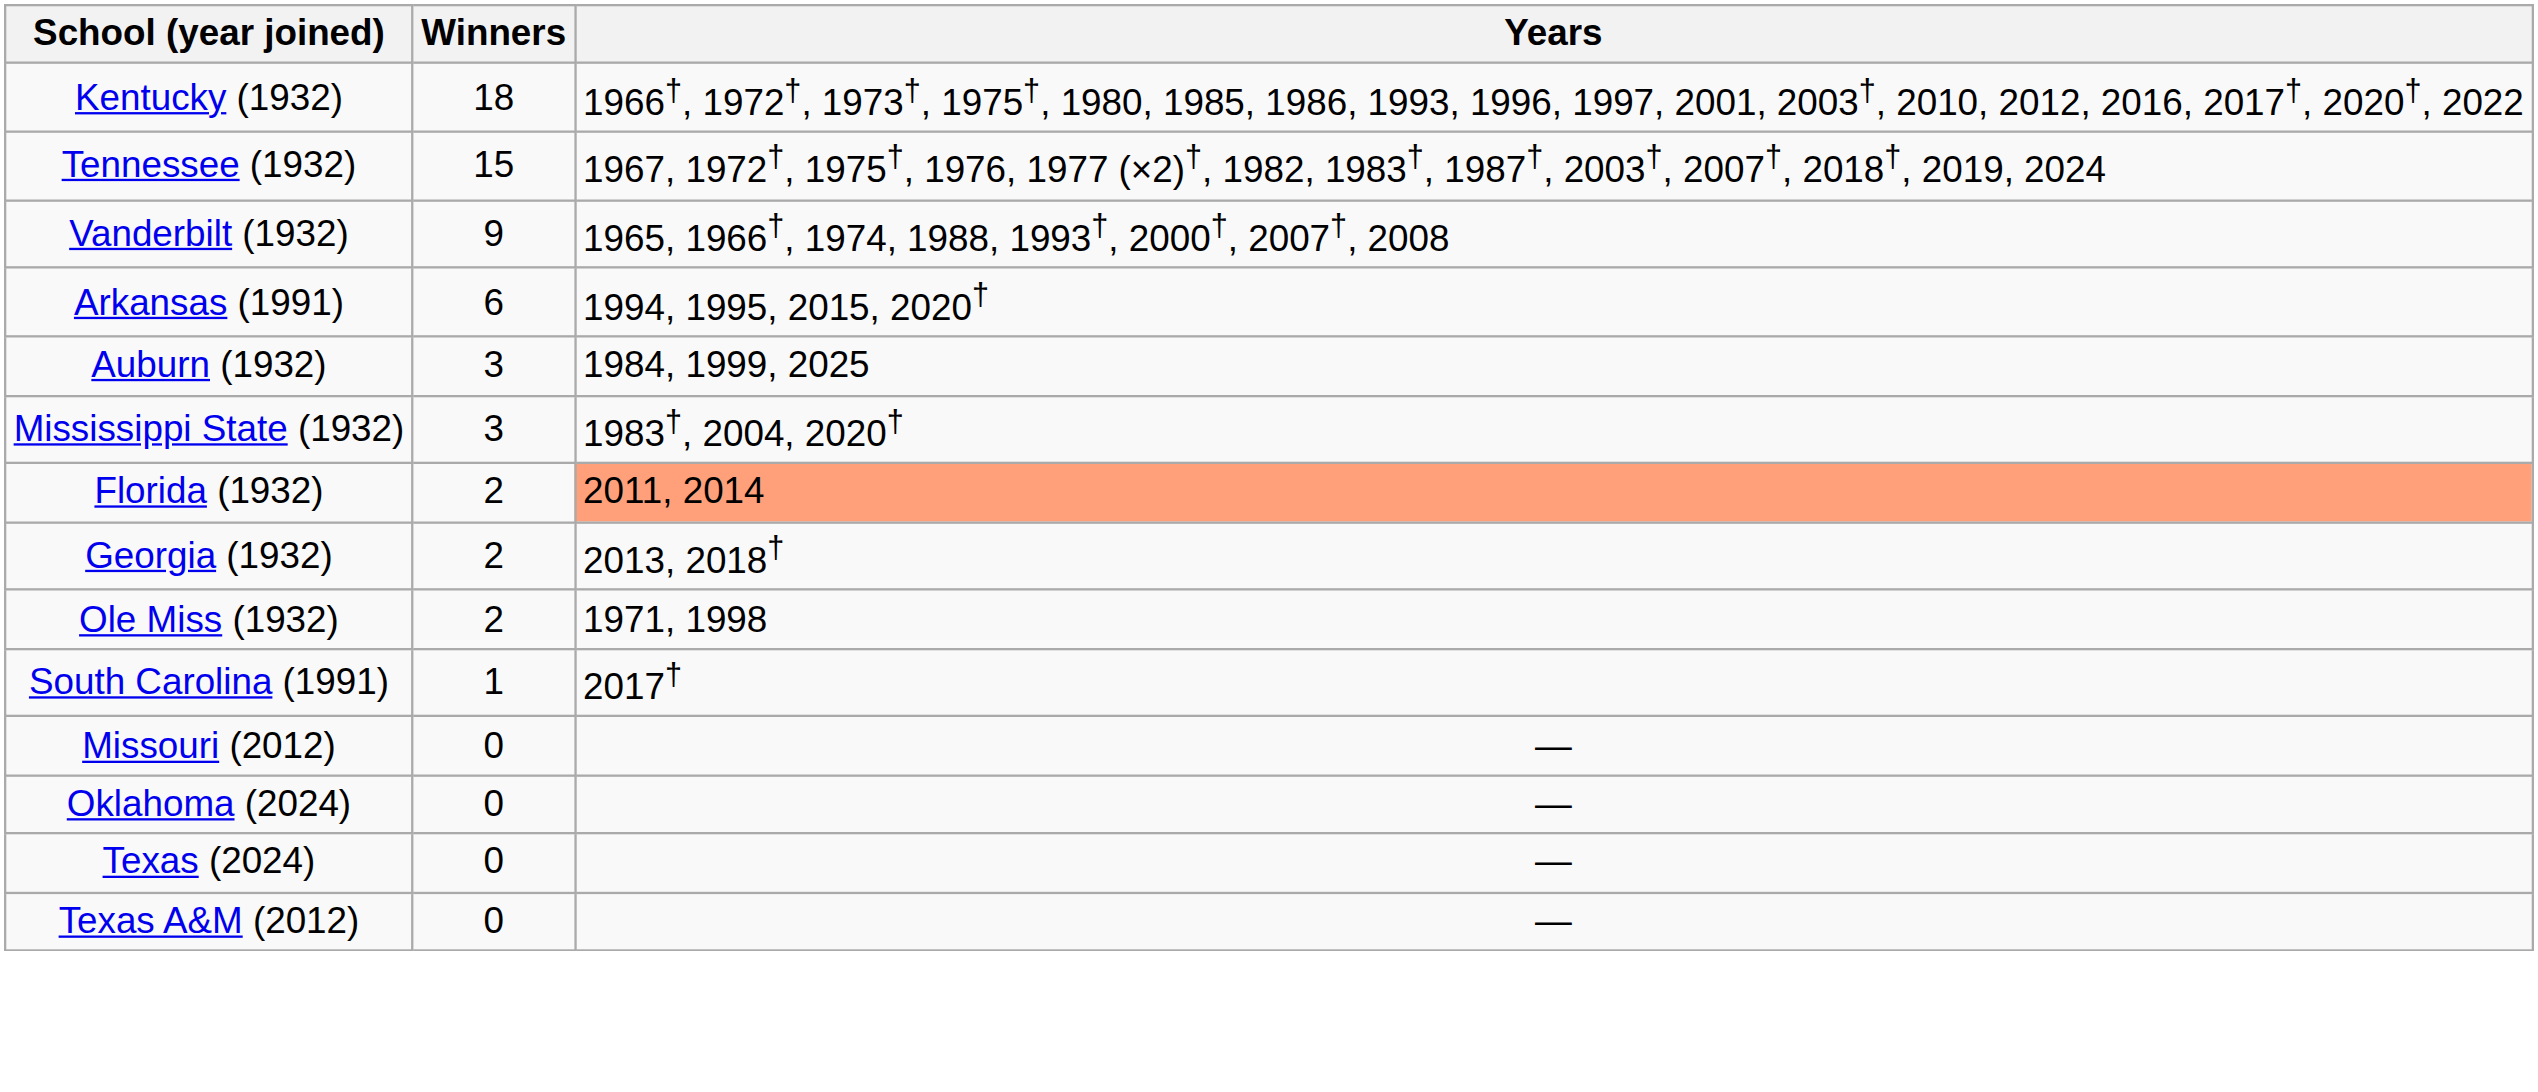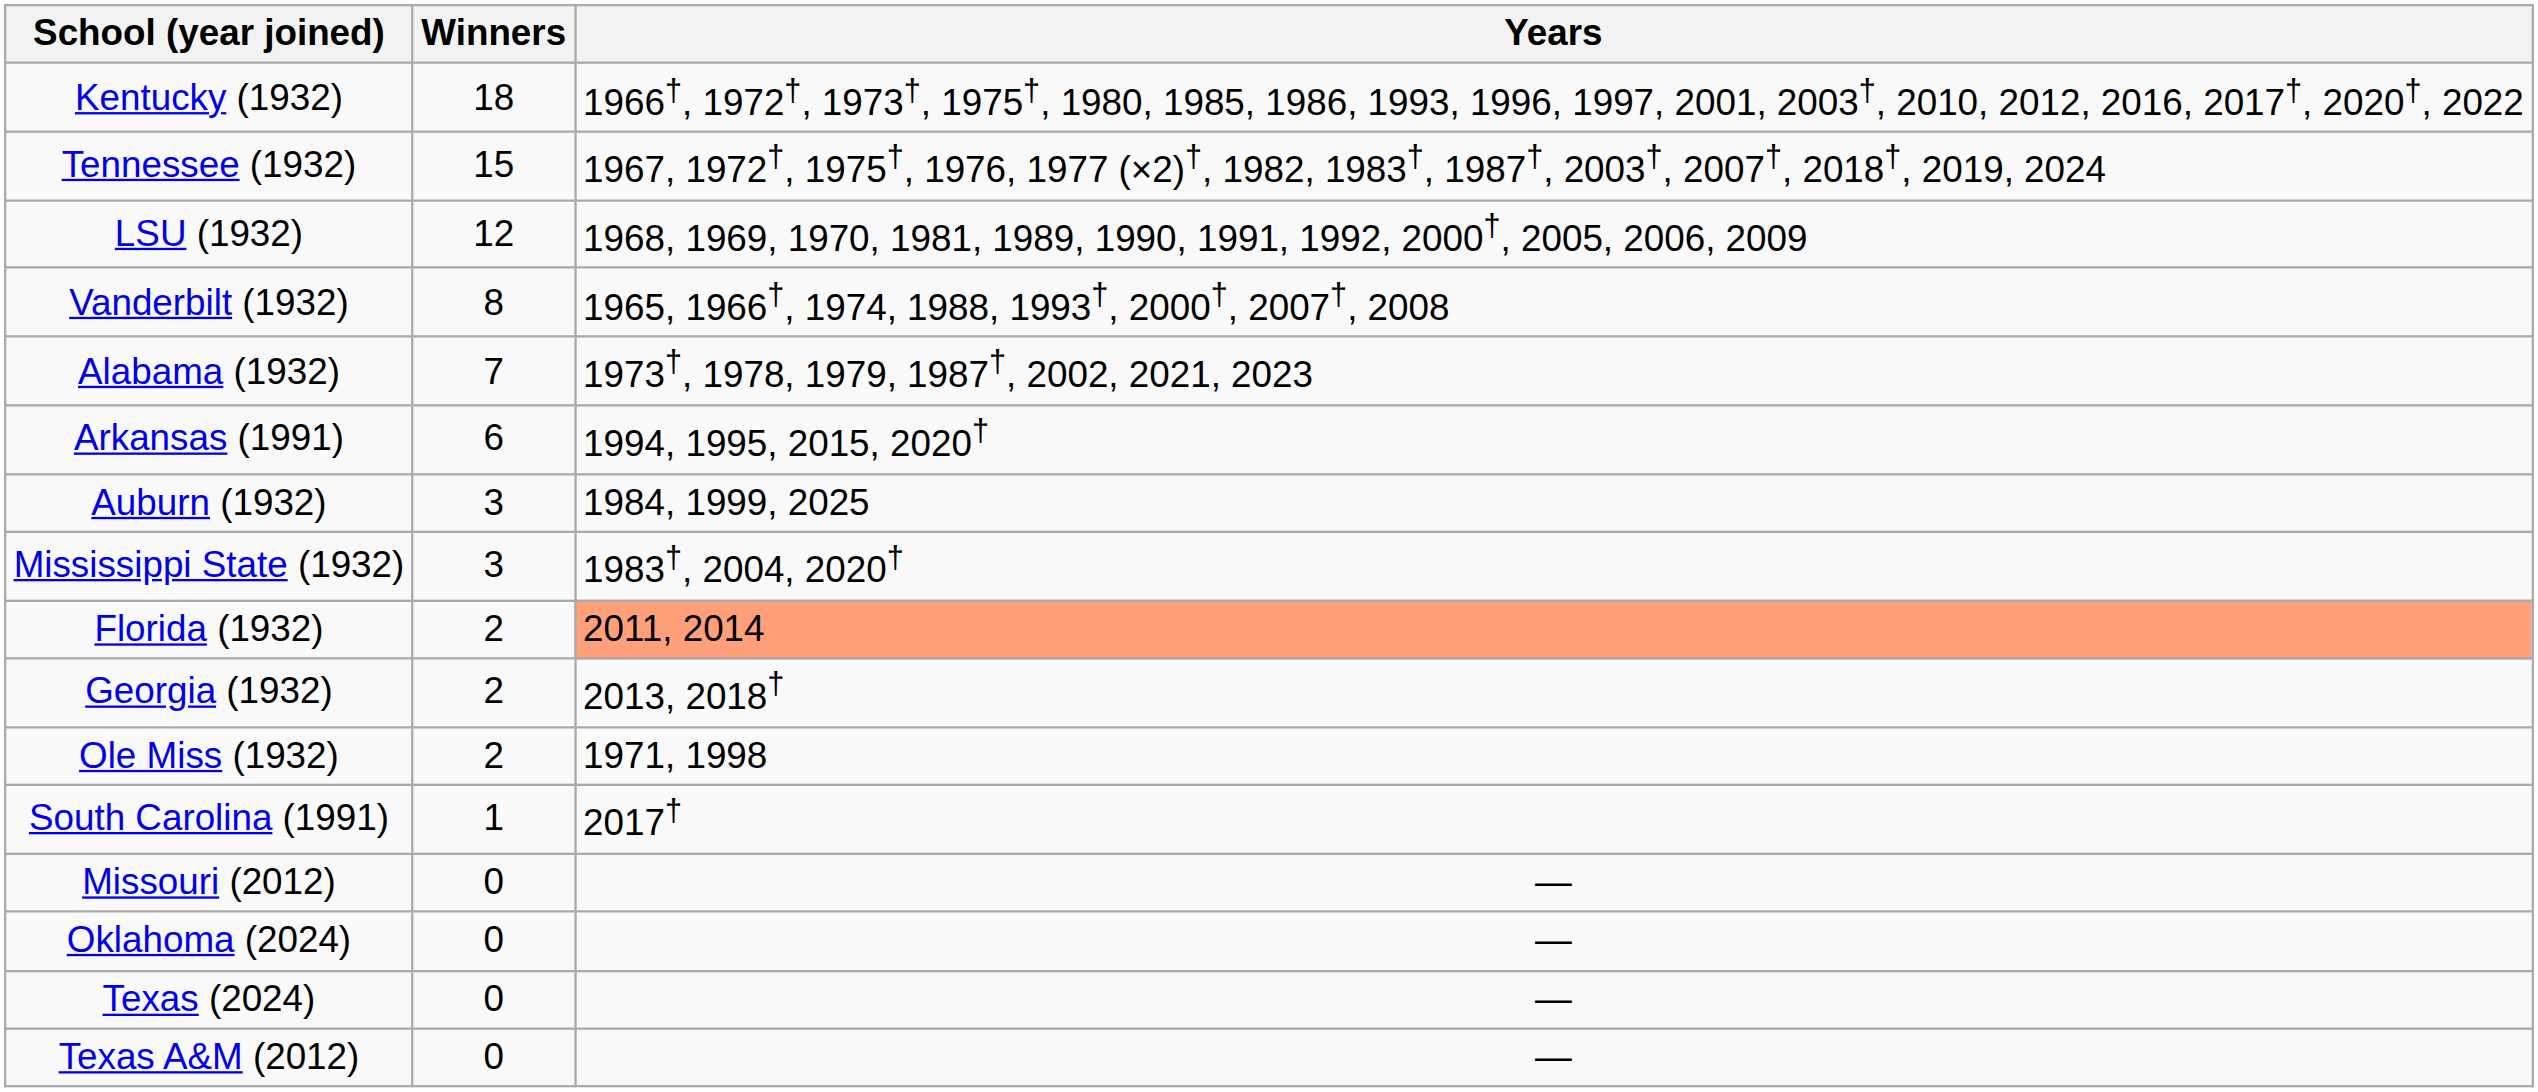+ row: (209, 233)
(494, 233) 9 -> (494, 301) 8
+ row: (209, 370)
